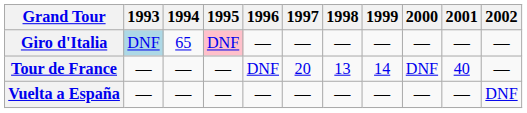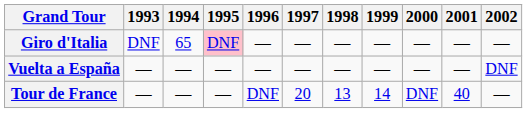(144, 42) lightblue background -> (144, 42) no background
rows swapped: (64, 68) <-> (64, 94)
